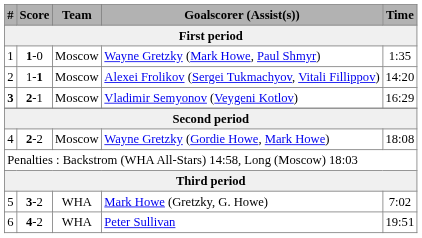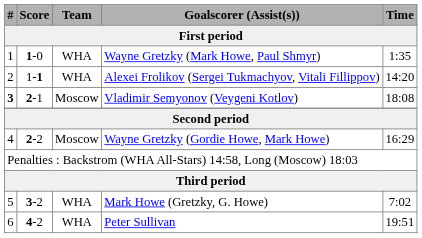(77, 56) Moscow -> (77, 56) WHA
(77, 77) Moscow -> (77, 77) WHA
(400, 97) 16:29 -> (400, 97) 18:08
(400, 139) 18:08 -> (400, 139) 16:29
